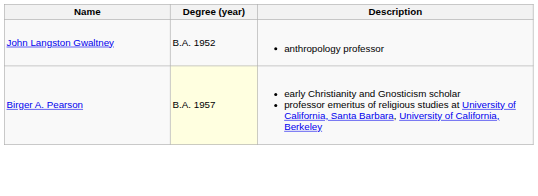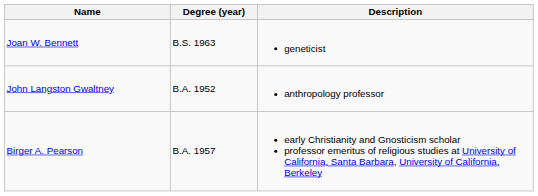+ row: (42, 42)
(194, 105) lightyellow background -> (194, 151) no background
